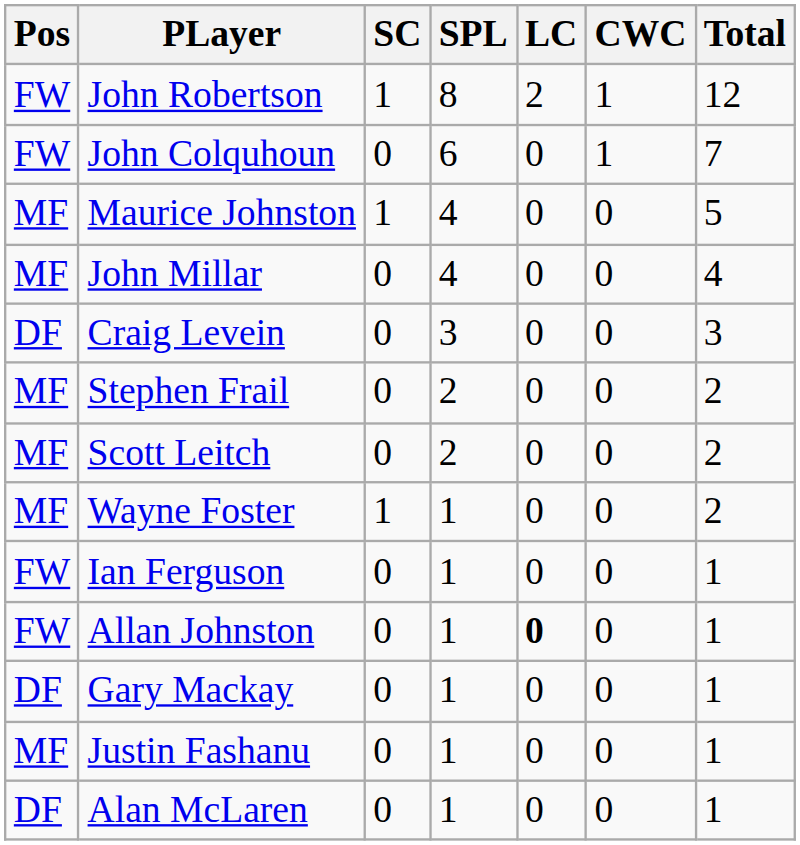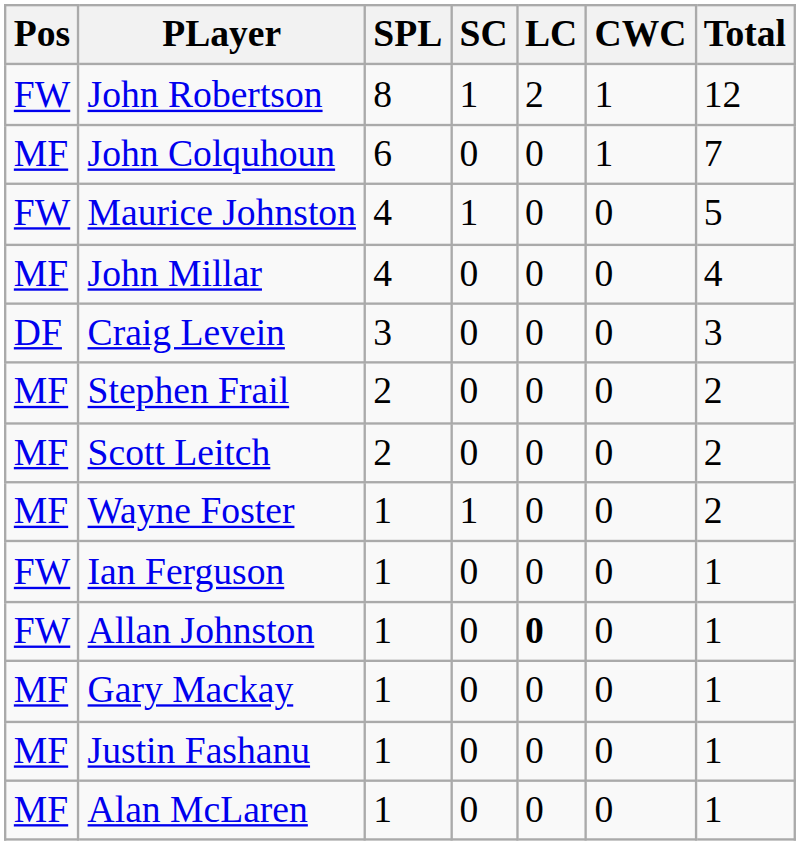columns swapped: (473, 34) <-> (397, 34)
(42, 153) FW -> (41, 153) MF
(41, 213) MF -> (42, 213) FW
(38, 690) DF -> (41, 690) MF
(38, 809) DF -> (41, 809) MF
